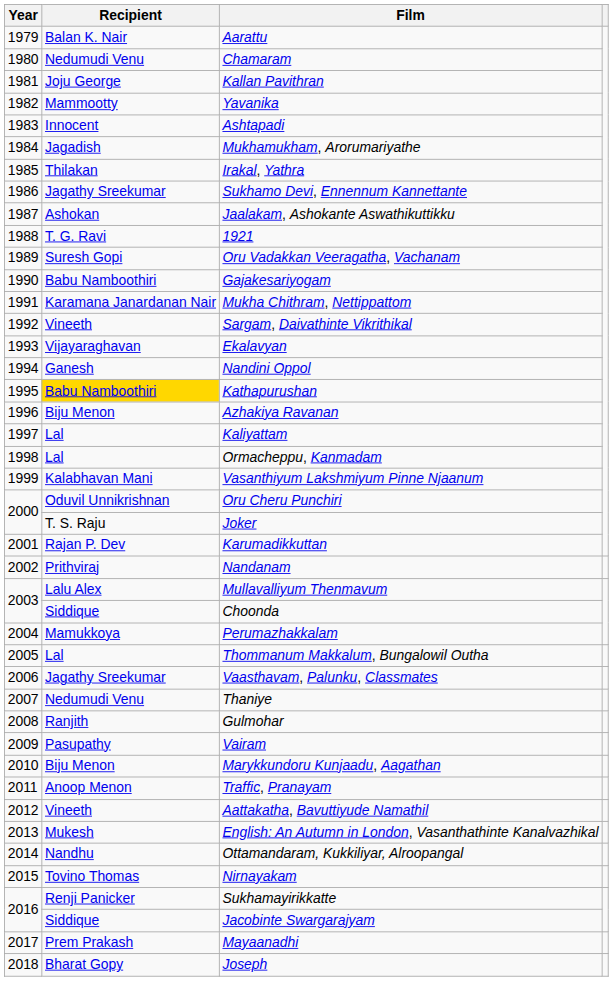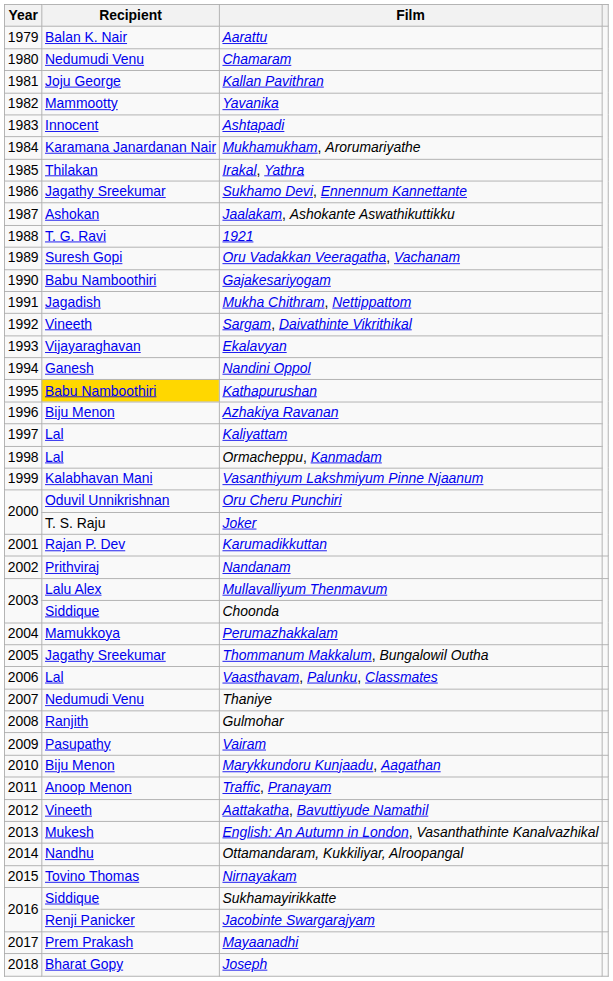(73, 147) Jagadish -> (131, 147) Karamana Janardanan Nair
(131, 302) Karamana Janardanan Nair -> (73, 302) Jagadish
(54, 655) Lal -> (105, 655) Jagathy Sreekumar
(105, 677) Jagathy Sreekumar -> (54, 677) Lal
(90, 898) Renji Panicker -> (72, 898) Siddique
(72, 920) Siddique -> (90, 920) Renji Panicker
